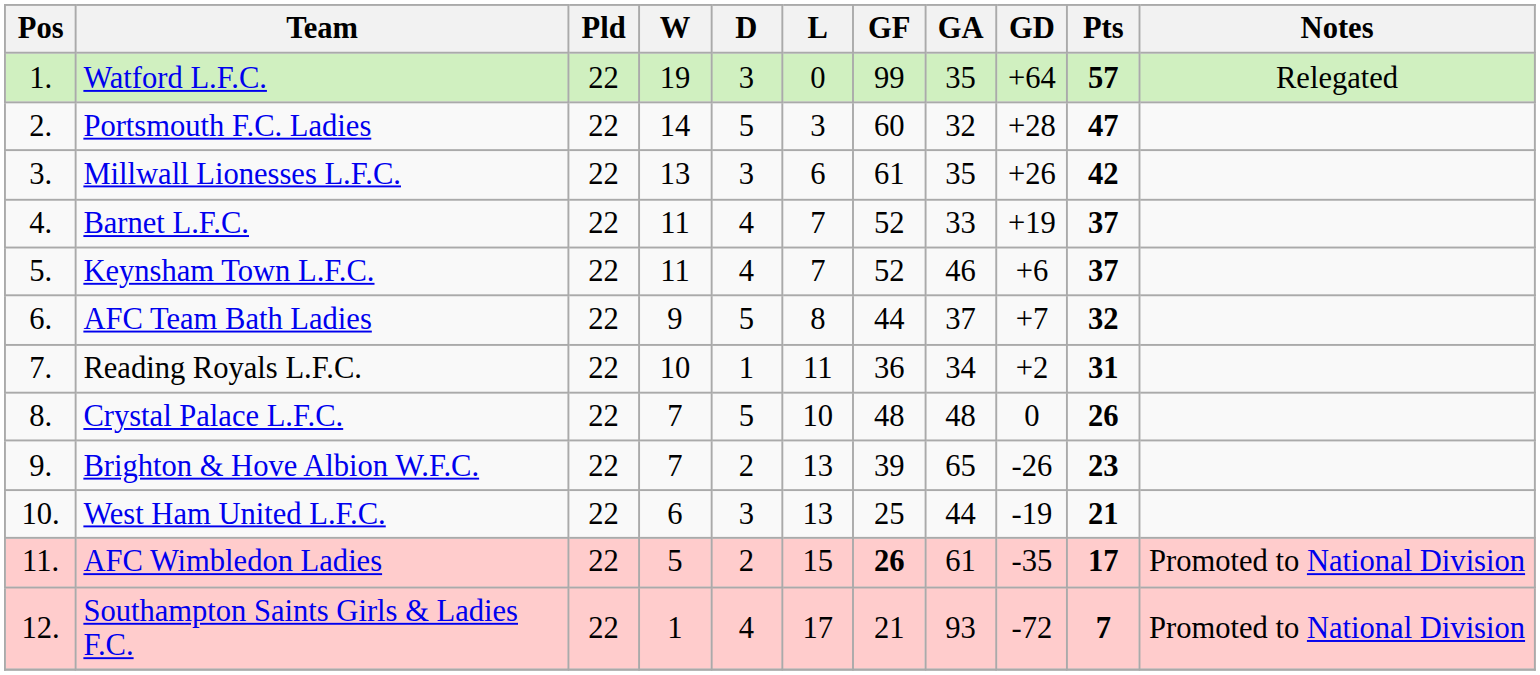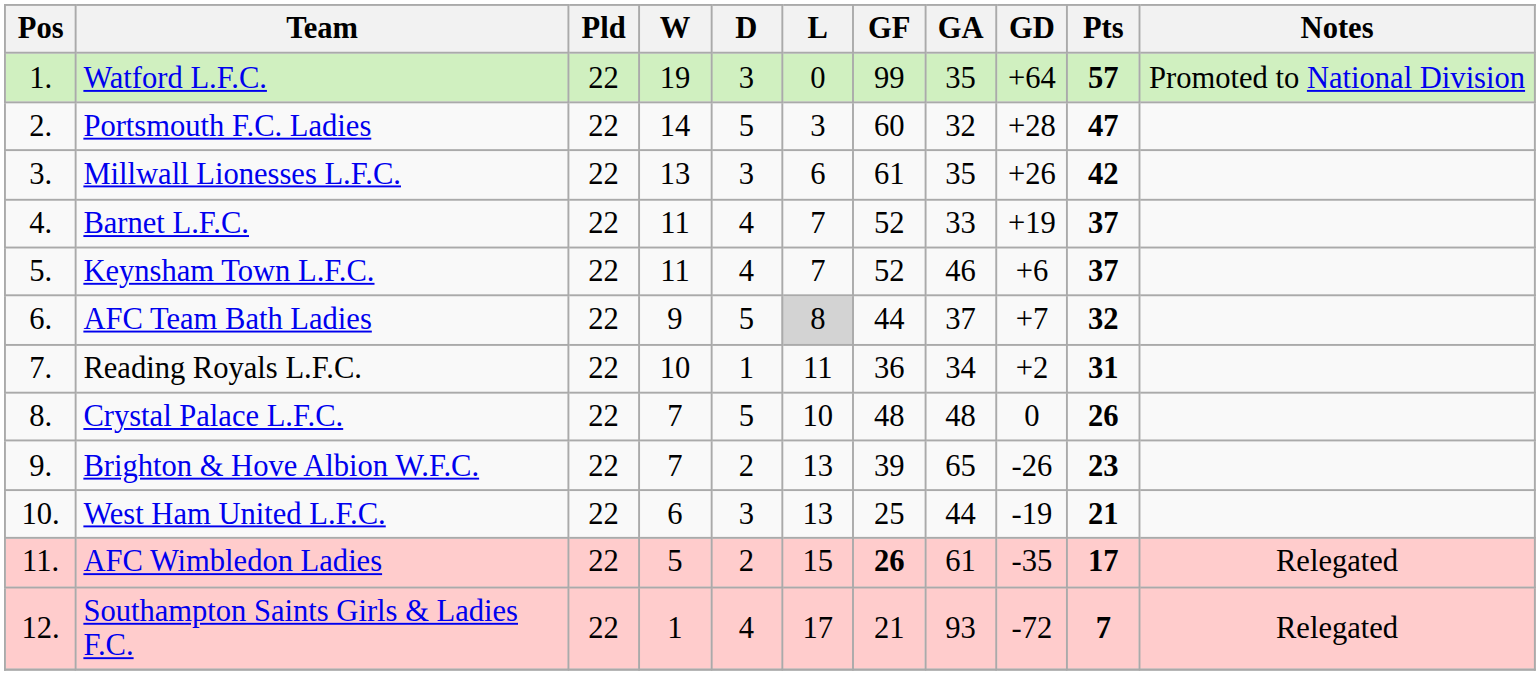(1337, 77) Relegated -> (1337, 77) Promoted to National Division
(818, 319) no background -> (818, 319) lightgrey background
(1337, 561) Promoted to National Division -> (1337, 561) Relegated
(1337, 627) Promoted to National Division -> (1337, 627) Relegated
